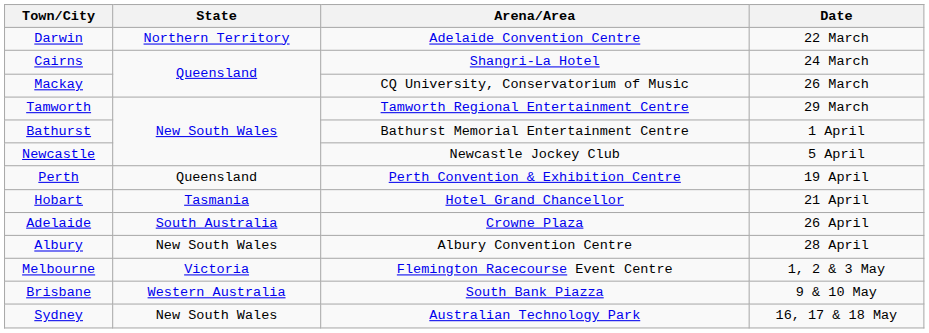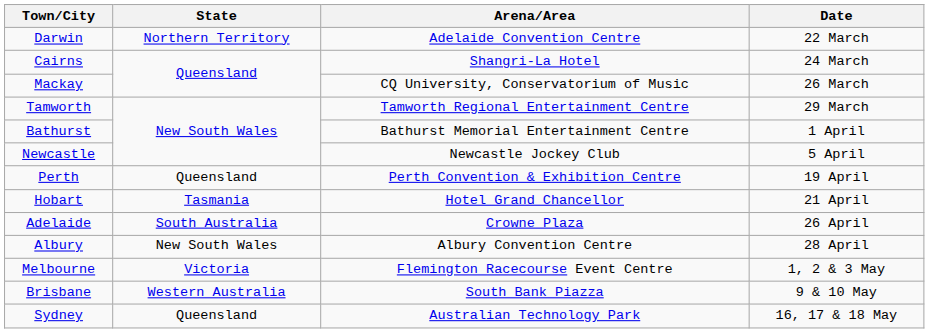(217, 316) New South Wales -> (217, 316) Queensland
